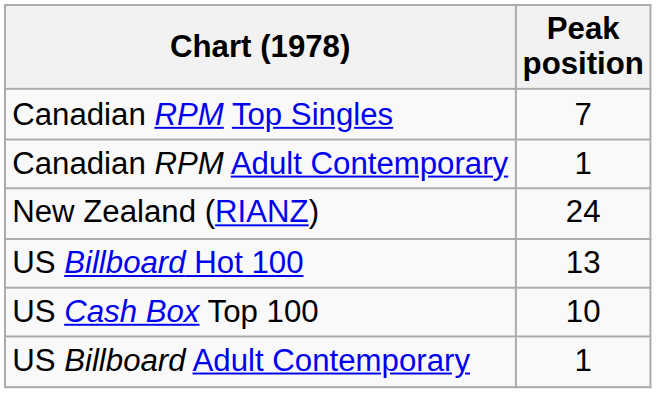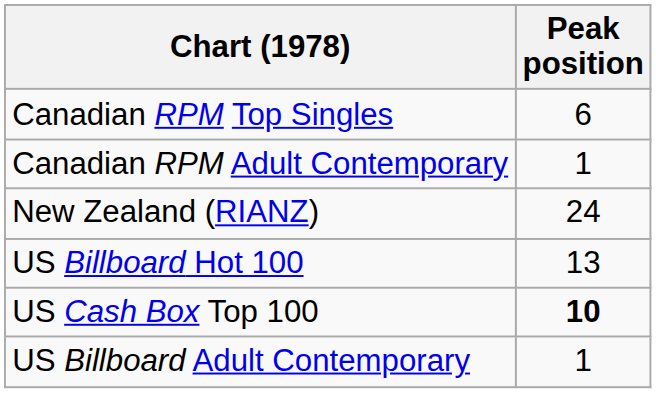(583, 113) 7 -> (583, 113) 6
(583, 311) normal -> (583, 311) bold
